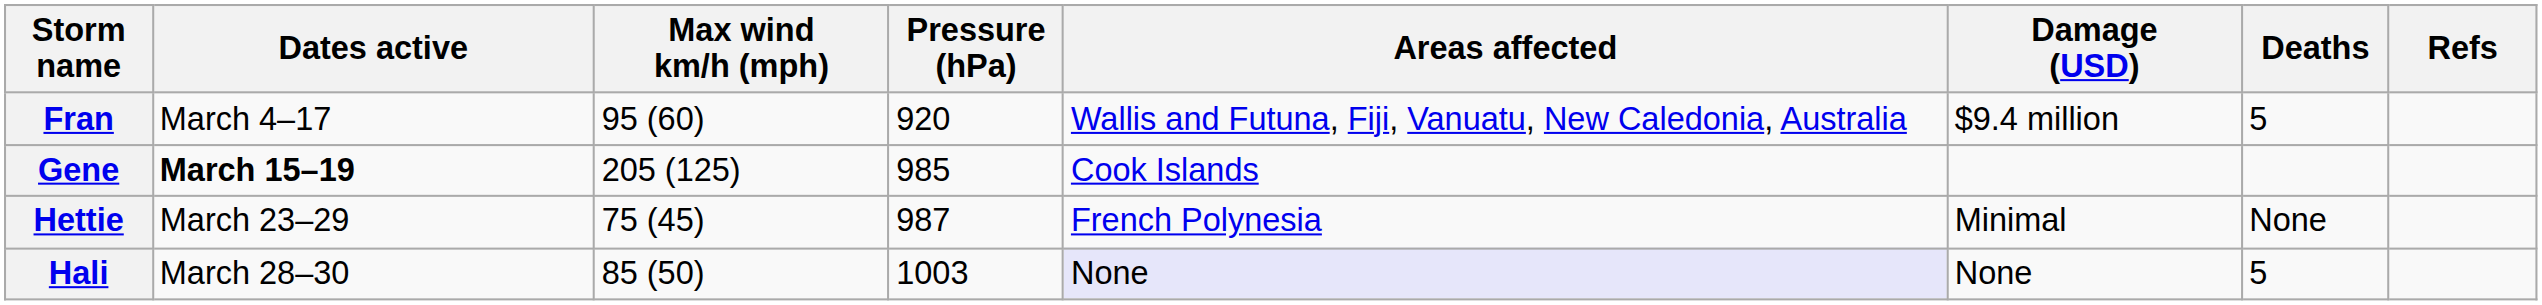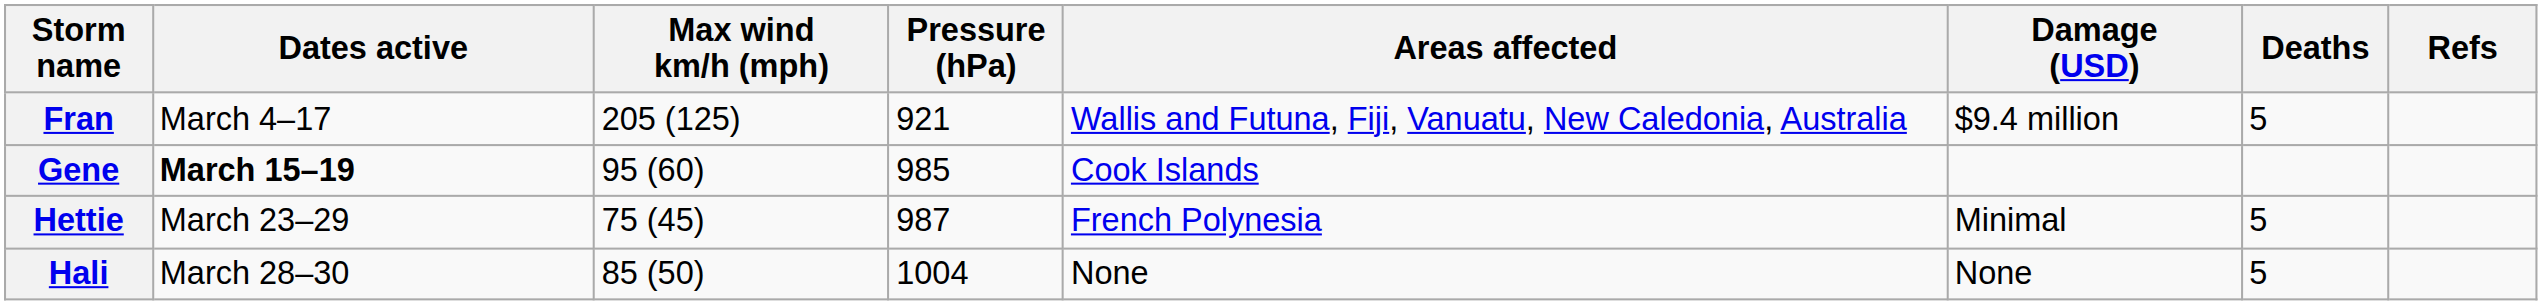(653, 118) 95 (60) -> (671, 118) 205 (125)
(923, 118) 920 -> (923, 118) 921
(671, 169) 205 (125) -> (653, 169) 95 (60)
(2288, 221) None -> (2258, 221) 5
(932, 272) 1003 -> (932, 272) 1004
(1110, 272) lavender background -> (1110, 272) no background
